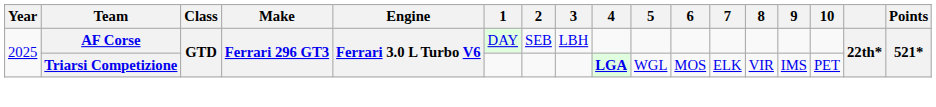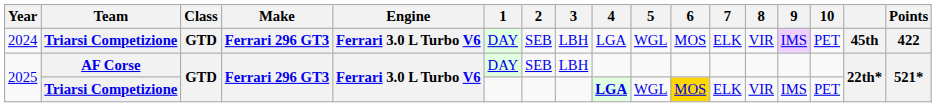+ row: (23, 40)
(690, 64) no background -> (690, 88) gold background
